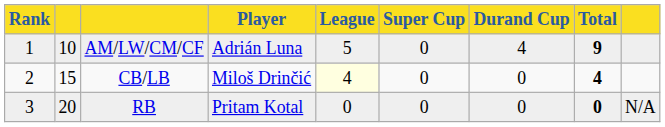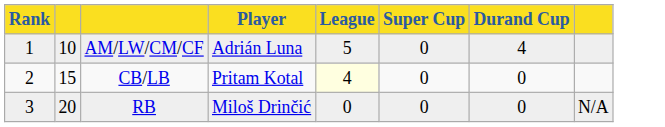- column: (597, 19)
(262, 77) Miloš Drinčić -> (258, 77) Pritam Kotal
(258, 107) Pritam Kotal -> (262, 107) Miloš Drinčić
